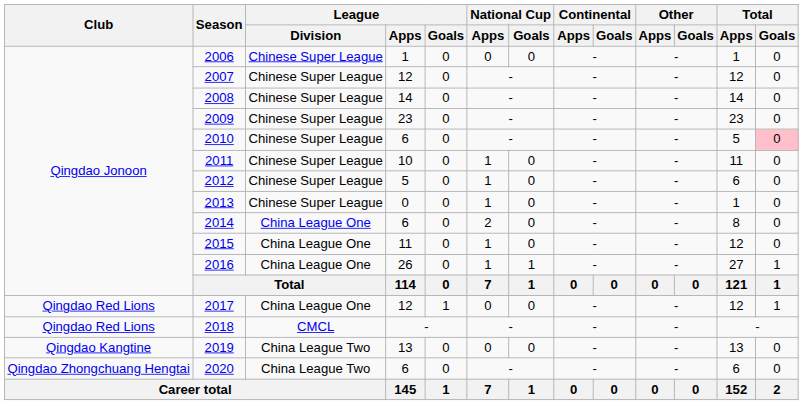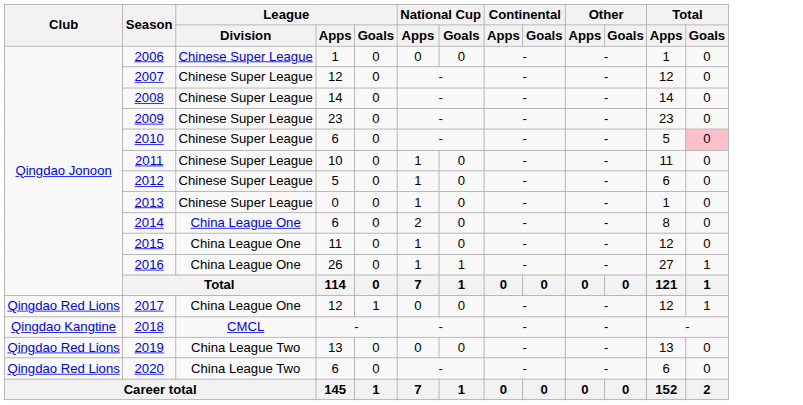(99, 327) Qingdao Red Lions -> (64, 327) Qingdao Kangtine
(99, 347) Qingdao Kangtine -> (64, 347) Qingdao Red Lions
(99, 368) Qingdao Zhongchuang Hengtai -> (64, 368) Qingdao Red Lions
